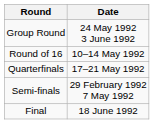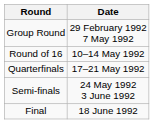(108, 33) 24 May 1992 3 June 1992 -> (108, 33) 29 February 1992 7 May 1992
(108, 90) 29 February 1992 7 May 1992 -> (108, 90) 24 May 1992 3 June 1992
